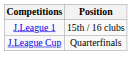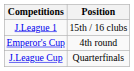+ row: (36, 43)
